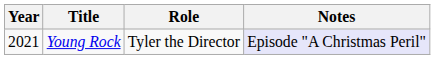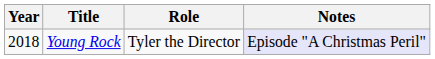(24, 41) 2021 -> (24, 41) 2018
